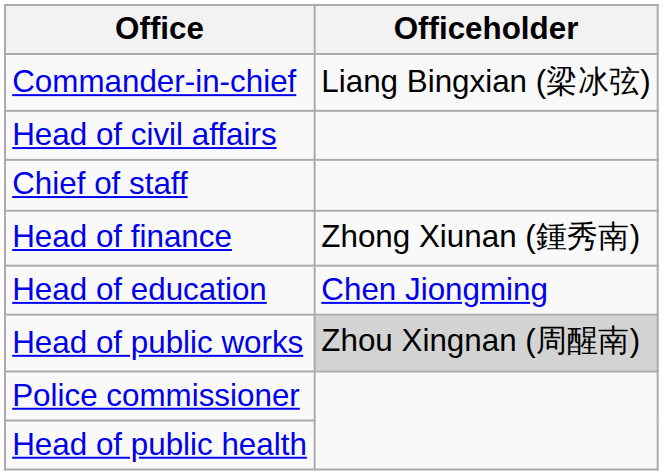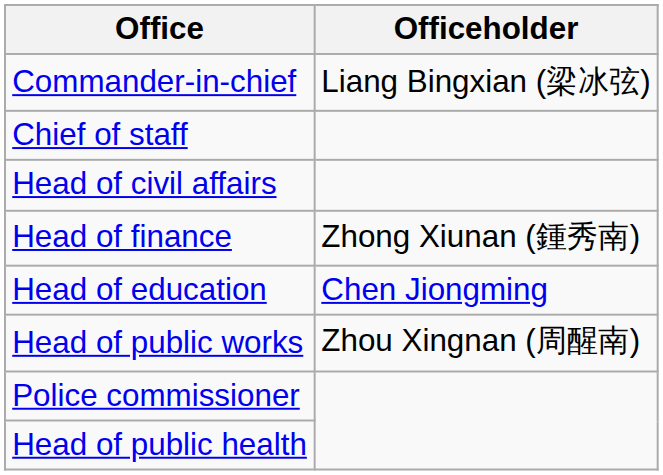rows swapped: (100, 184) <-> (144, 134)
(481, 341) lightgrey background -> (481, 341) no background
